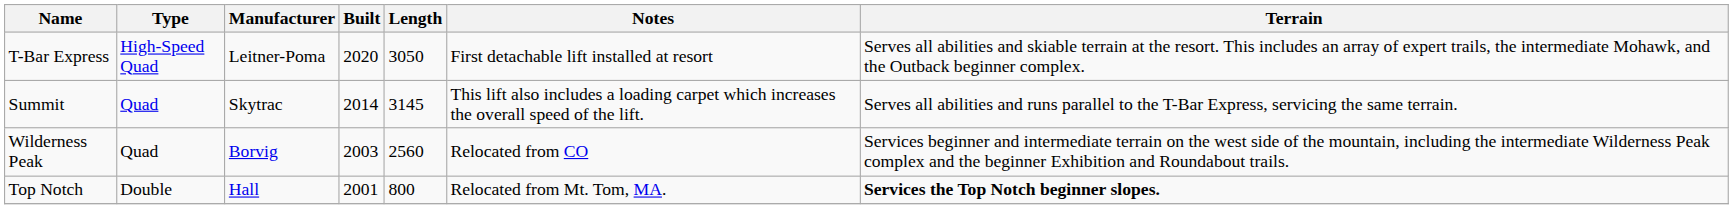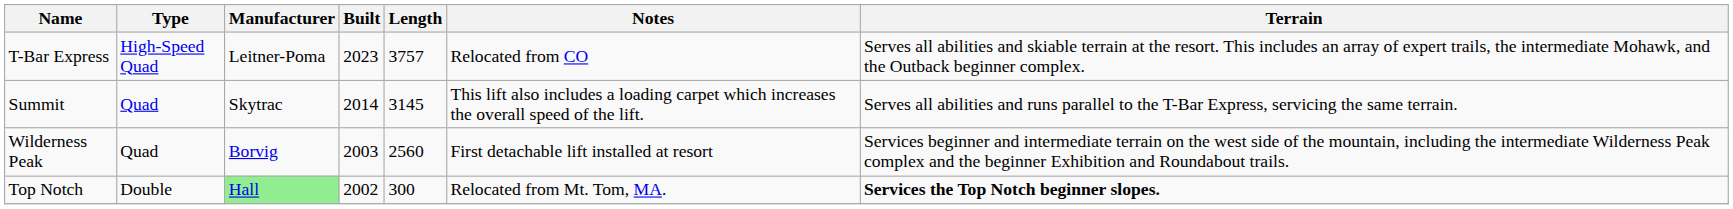(361, 56) 2020 -> (361, 56) 2023
(406, 56) 3050 -> (406, 56) 3757
(582, 56) First detachable lift installed at resort -> (519, 56) Relocated from CO
(519, 151) Relocated from CO -> (582, 151) First detachable lift installed at resort
(244, 189) no background -> (244, 189) lightgreen background
(361, 189) 2001 -> (361, 189) 2002
(402, 189) 800 -> (402, 189) 300
